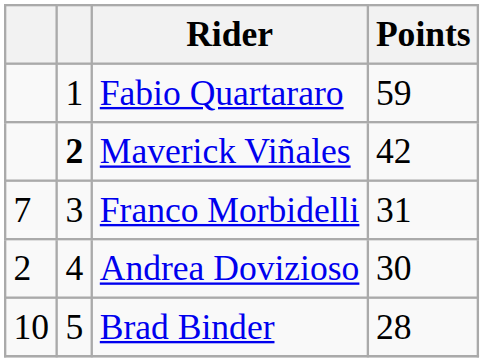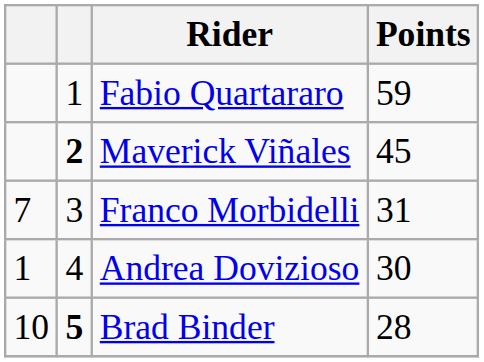(394, 151) 42 -> (394, 151) 45
(22, 268) 2 -> (22, 268) 1
(74, 327) normal -> (74, 327) bold
